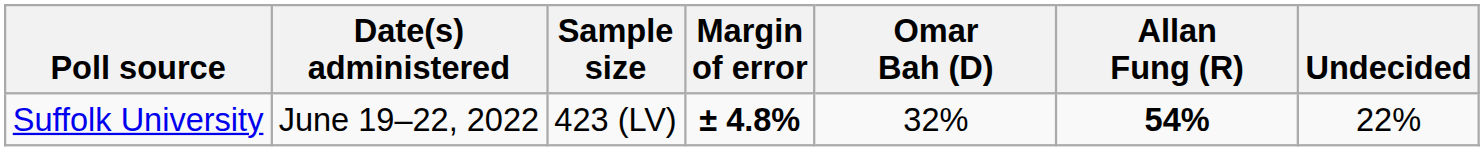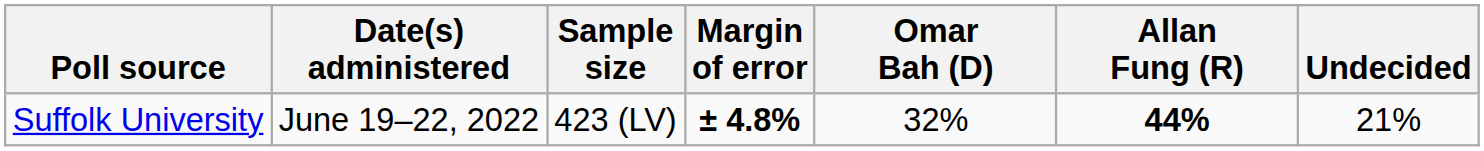(1177, 119) 54% -> (1177, 119) 44%
(1389, 119) 22% -> (1389, 119) 21%
